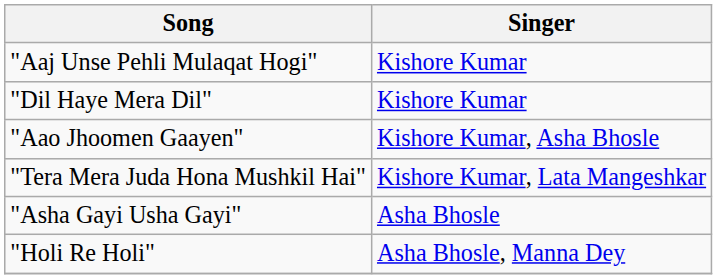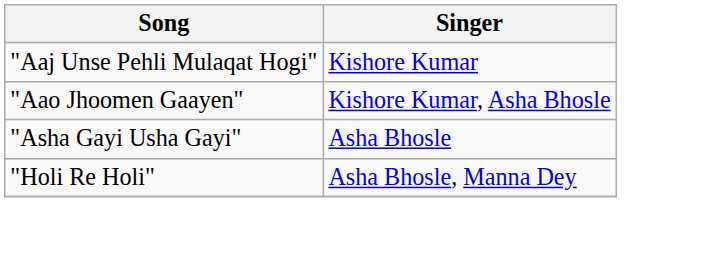- row: (111, 100)
- row: (188, 176)
